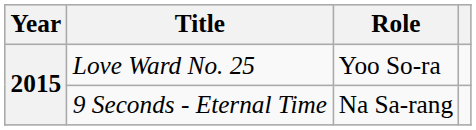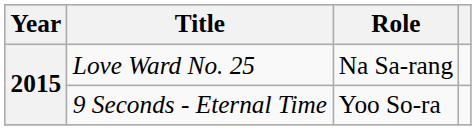(390, 64) Yoo So-ra -> (396, 64) Na Sa-rang
(396, 104) Na Sa-rang -> (390, 104) Yoo So-ra
